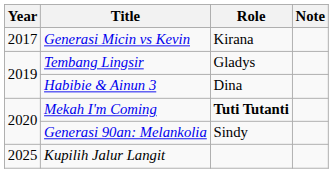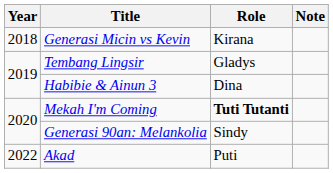(23, 39) 2017 -> (23, 39) 2018
+ row: (59, 156)
- row: (105, 156)
